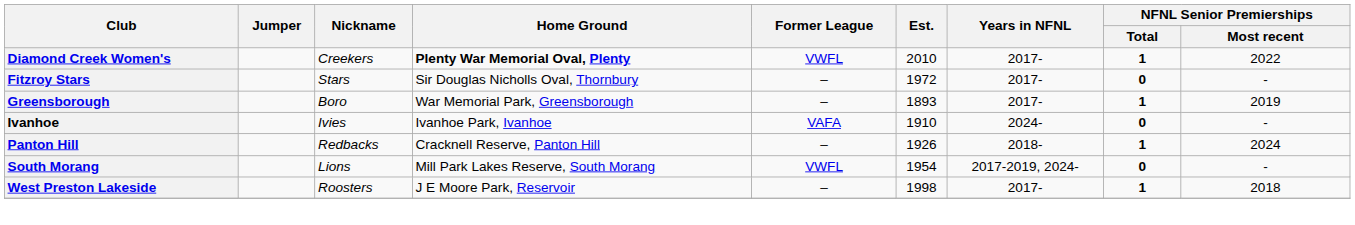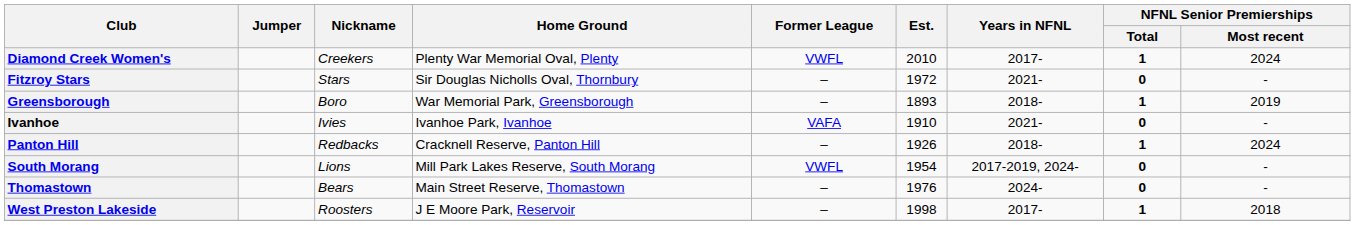(523, 58) bold -> (517, 58) normal
(1265, 58) 2022 -> (1265, 58) 2024
(1025, 79) 2017- -> (1025, 79) 2021-
(1025, 101) 2017- -> (1025, 101) 2018-
(1025, 123) 2024- -> (1025, 123) 2021-
+ row: (49, 187)
